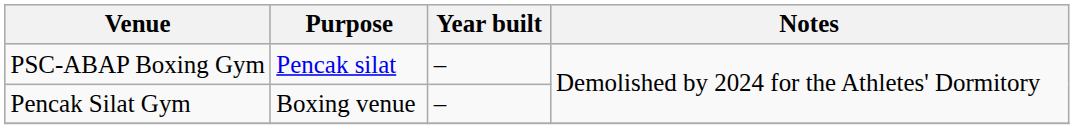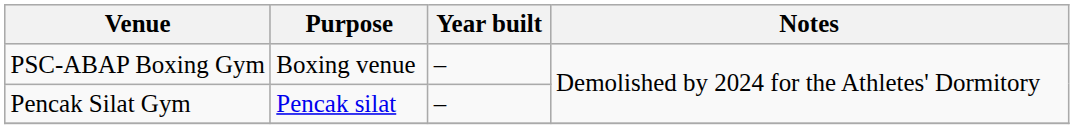(336, 63) Pencak silat -> (346, 63) Boxing venue
(346, 103) Boxing venue -> (336, 103) Pencak silat
